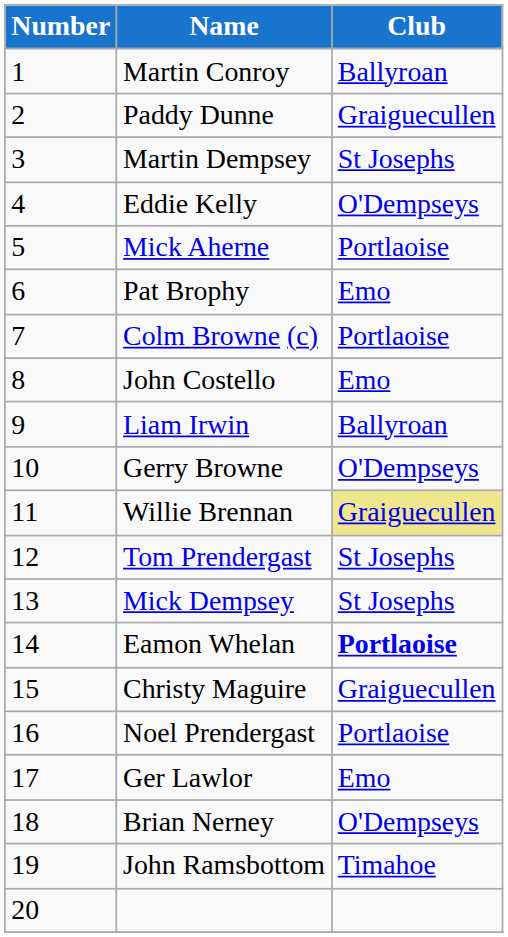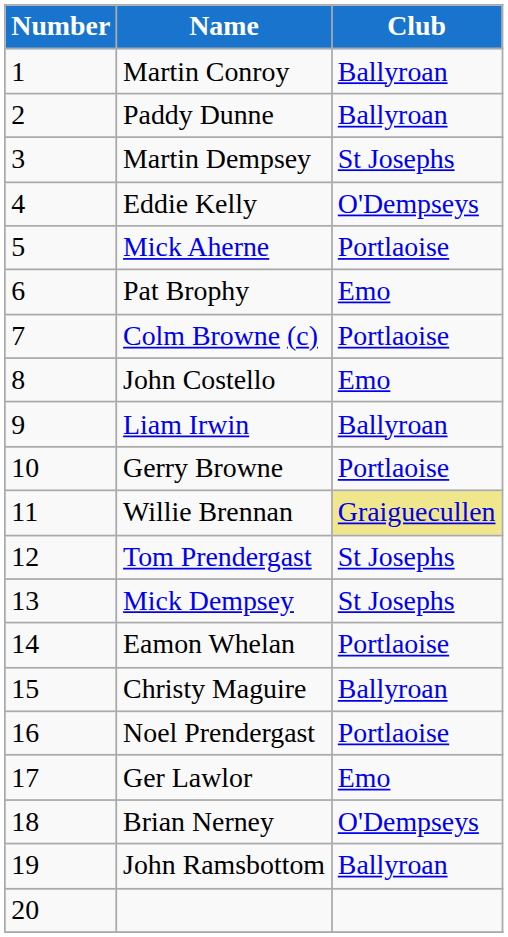(417, 114) Graiguecullen -> (393, 114) Ballyroan
(408, 468) O'Dempseys -> (393, 468) Portlaoise
(397, 644) bold -> (393, 644) normal
(417, 688) Graiguecullen -> (393, 688) Ballyroan
(387, 865) Timahoe -> (393, 865) Ballyroan
